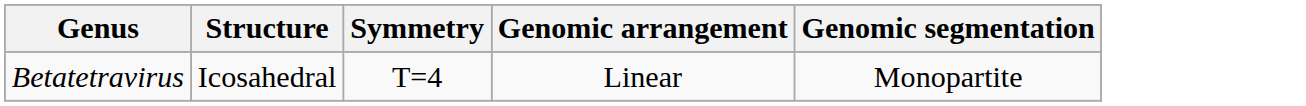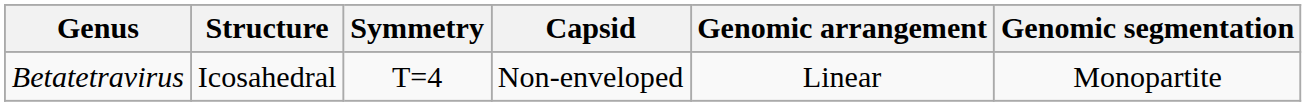+ column: (591, 28)
